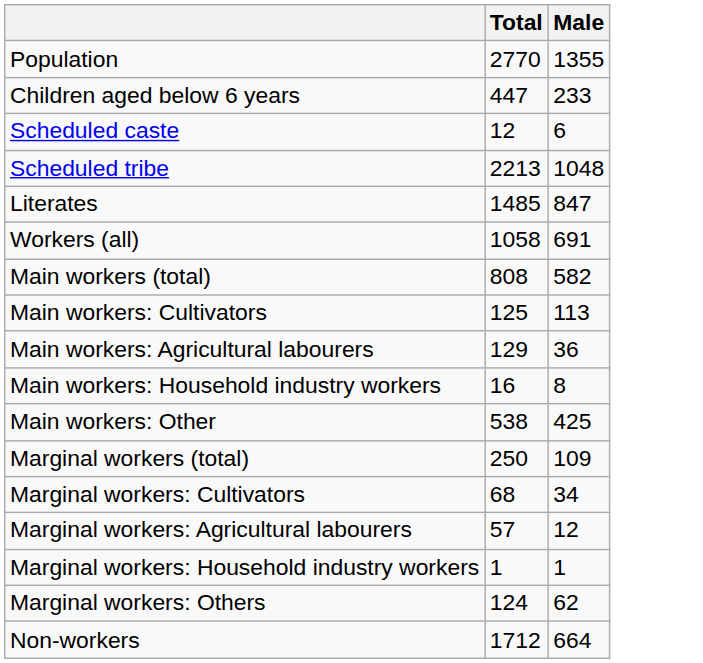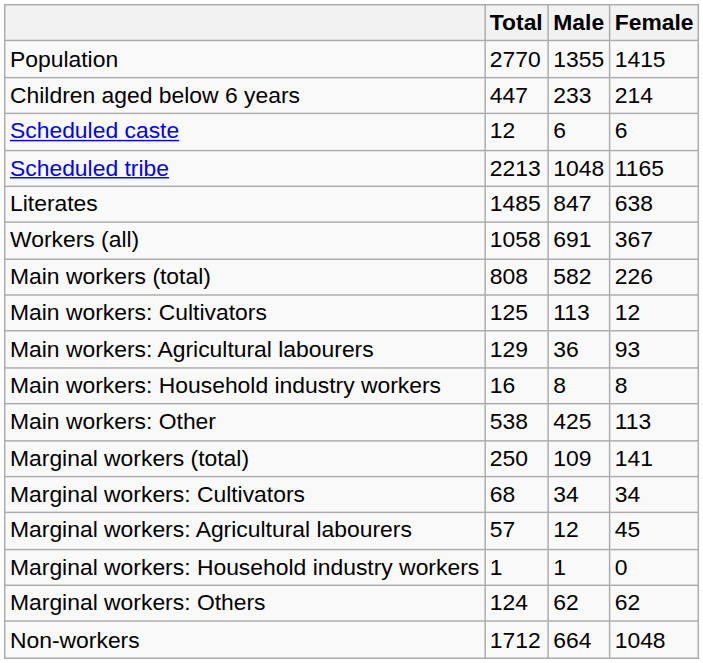+ column: (654, 22)
